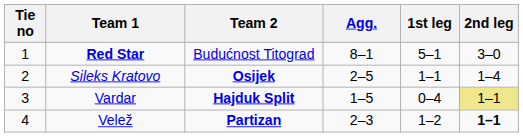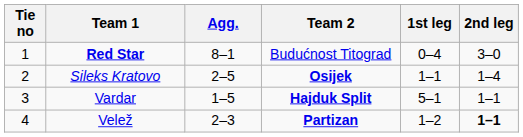columns swapped: (362, 23) <-> (254, 23)
(430, 53) 5–1 -> (430, 53) 0–4
(430, 98) 0–4 -> (430, 98) 5–1
(489, 98) khaki background -> (489, 98) no background
